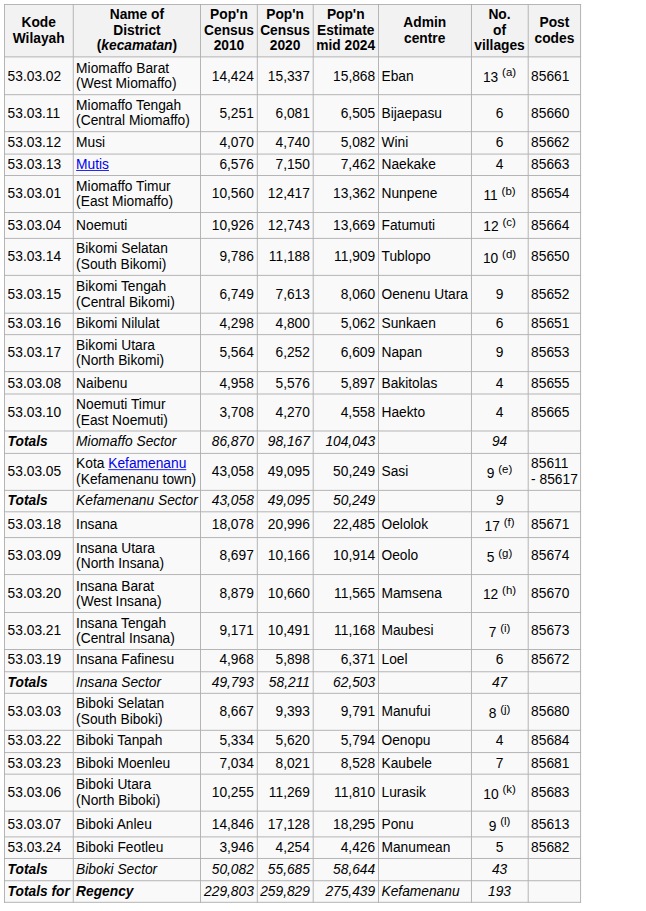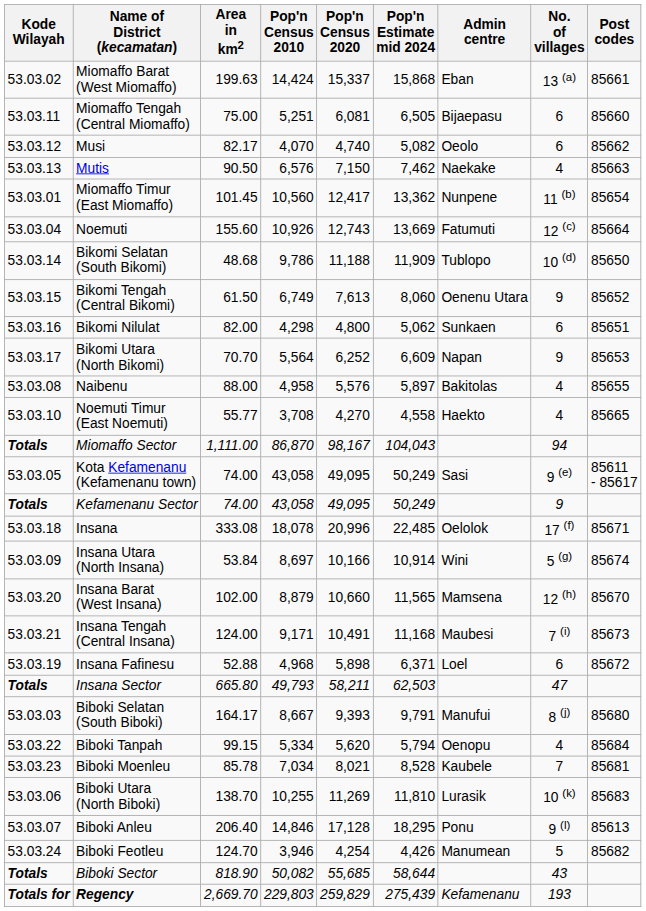+ column: (231, 32)
(395, 142) Wini -> (460, 146) Oeolo
(400, 556) Oeolo -> (455, 560) Wini
